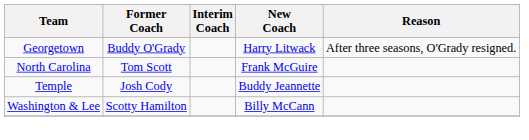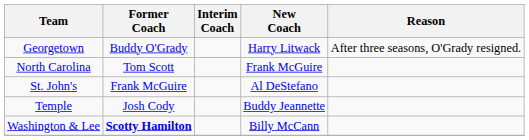+ row: (54, 86)
(146, 106) normal -> (149, 125) bold
